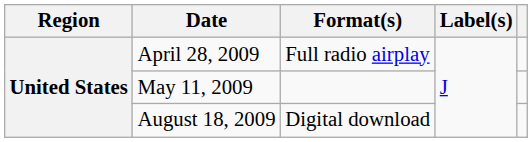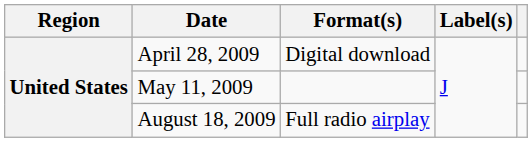(357, 53) Full radio airplay -> (358, 53) Digital download
(358, 119) Digital download -> (357, 119) Full radio airplay
